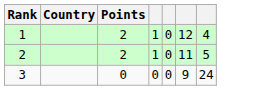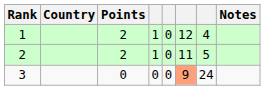+ column: (238, 15)
(186, 75) no background -> (186, 75) lightsalmon background
